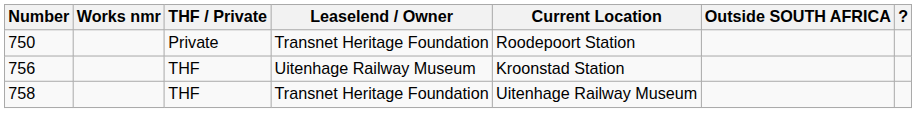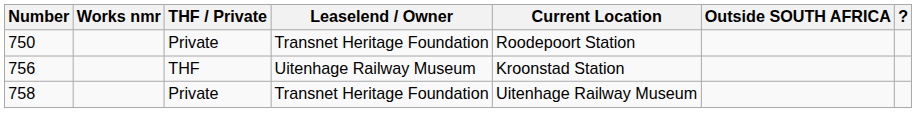(184, 94) THF -> (193, 94) Private
